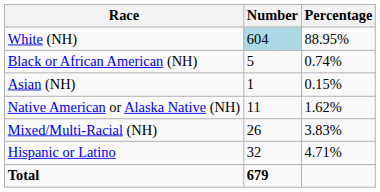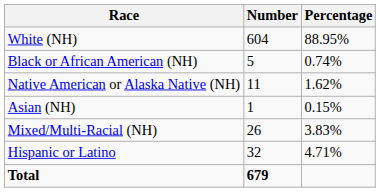(258, 38) lightblue background -> (258, 38) no background
rows swapped: (124, 107) <-> (42, 84)
